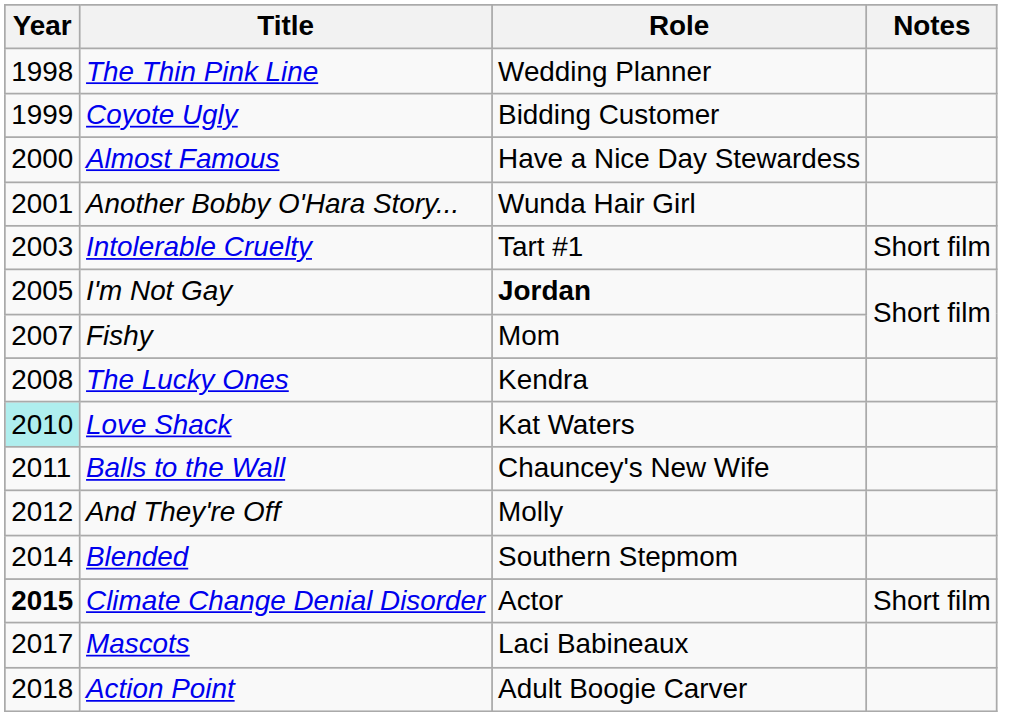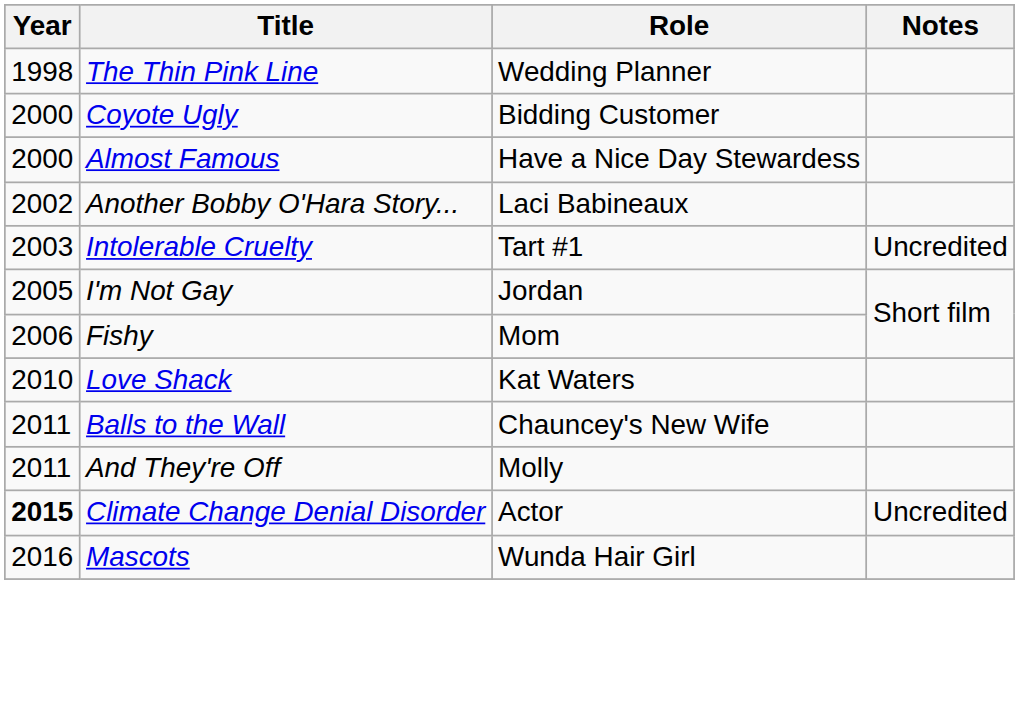(42, 114) 1999 -> (42, 114) 2000
(42, 203) 2001 -> (42, 203) 2002
(597, 203) Wunda Hair Girl -> (593, 203) Laci Babineaux
(932, 247) Short film -> (940, 247) Uncredited
(545, 291) bold -> (541, 291) normal
(42, 335) 2007 -> (42, 335) 2006
- row: (187, 379)
(42, 423) paleturquoise background -> (42, 379) no background
(42, 512) 2012 -> (41, 468) 2011
- row: (137, 556)
(932, 600) Short film -> (940, 512) Uncredited
(42, 644) 2017 -> (42, 556) 2016
(593, 644) Laci Babineaux -> (597, 556) Wunda Hair Girl
- row: (160, 688)
